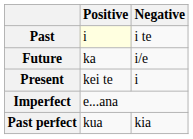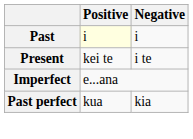(143, 36) i te -> (136, 36) i
- row: (42, 58)
(136, 79) i -> (143, 58) i te
